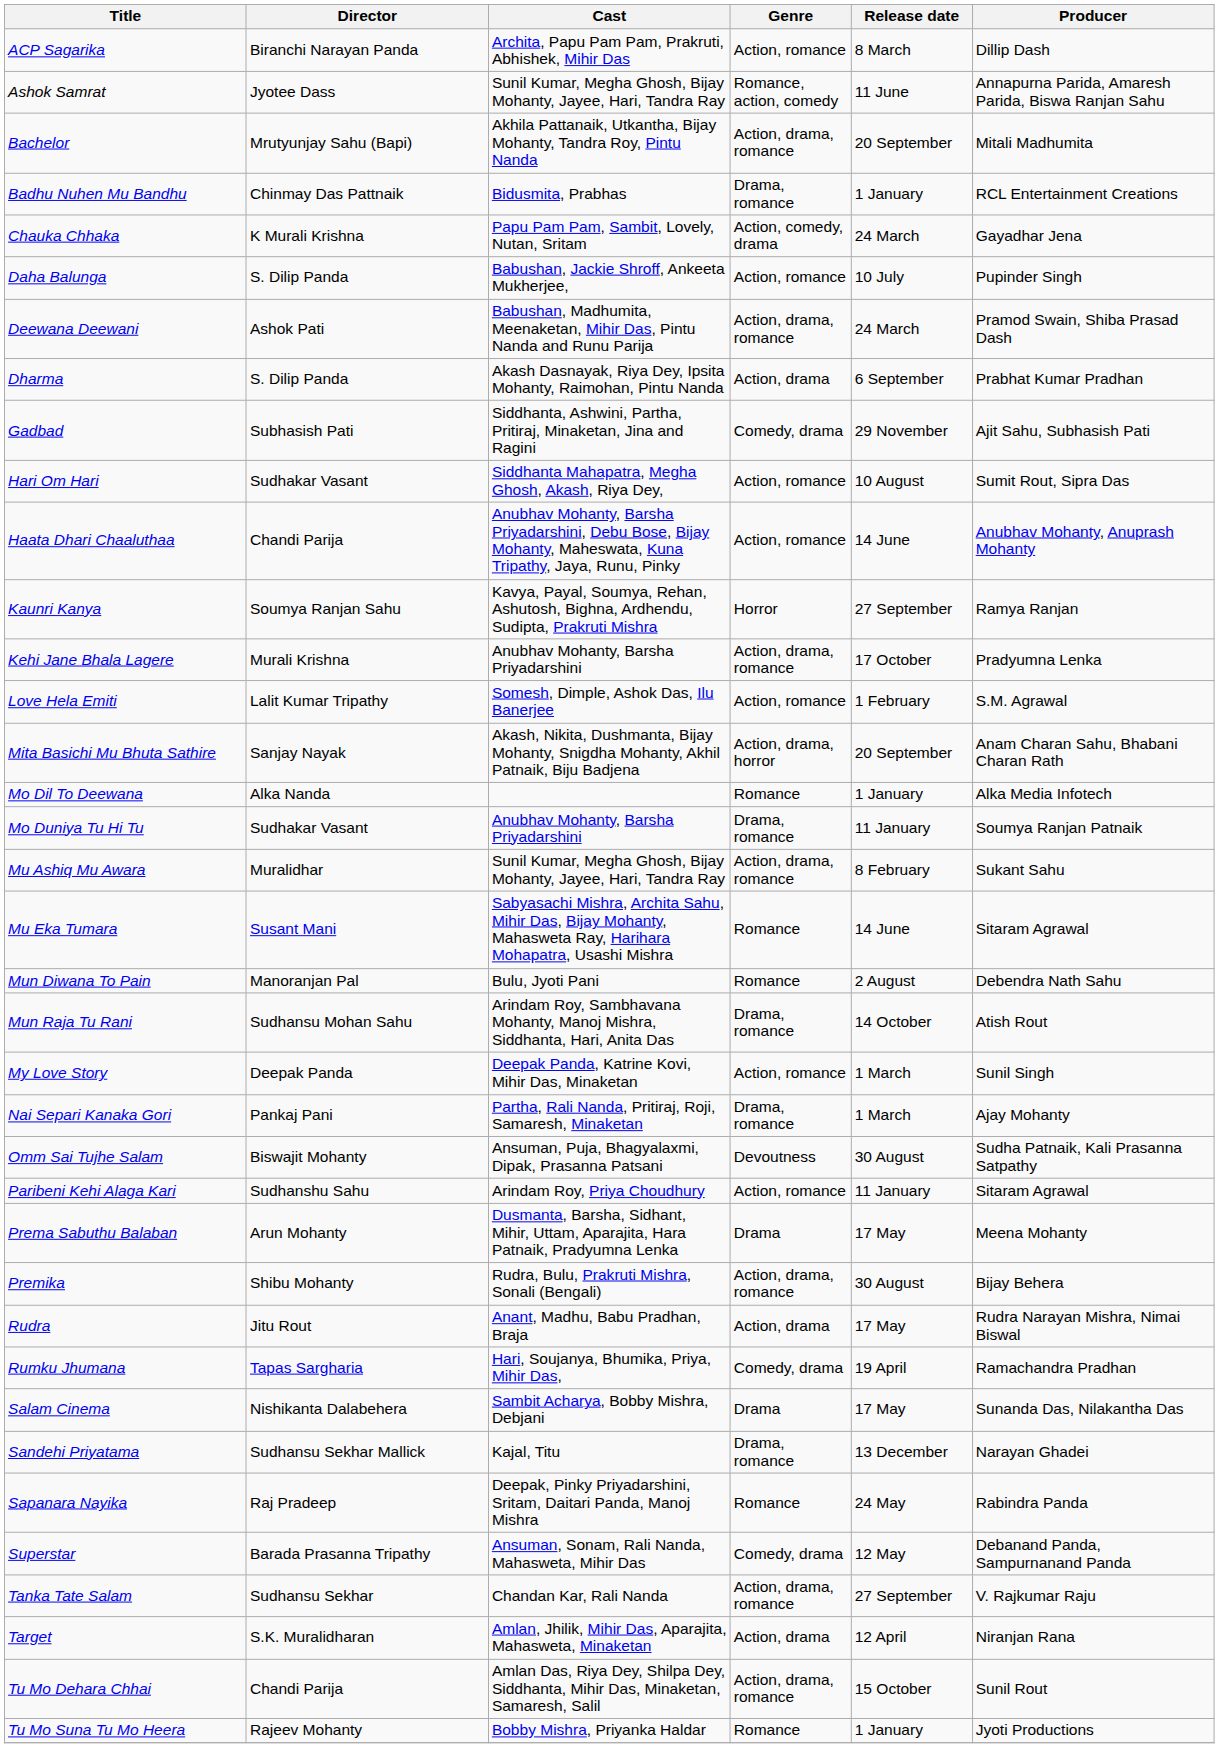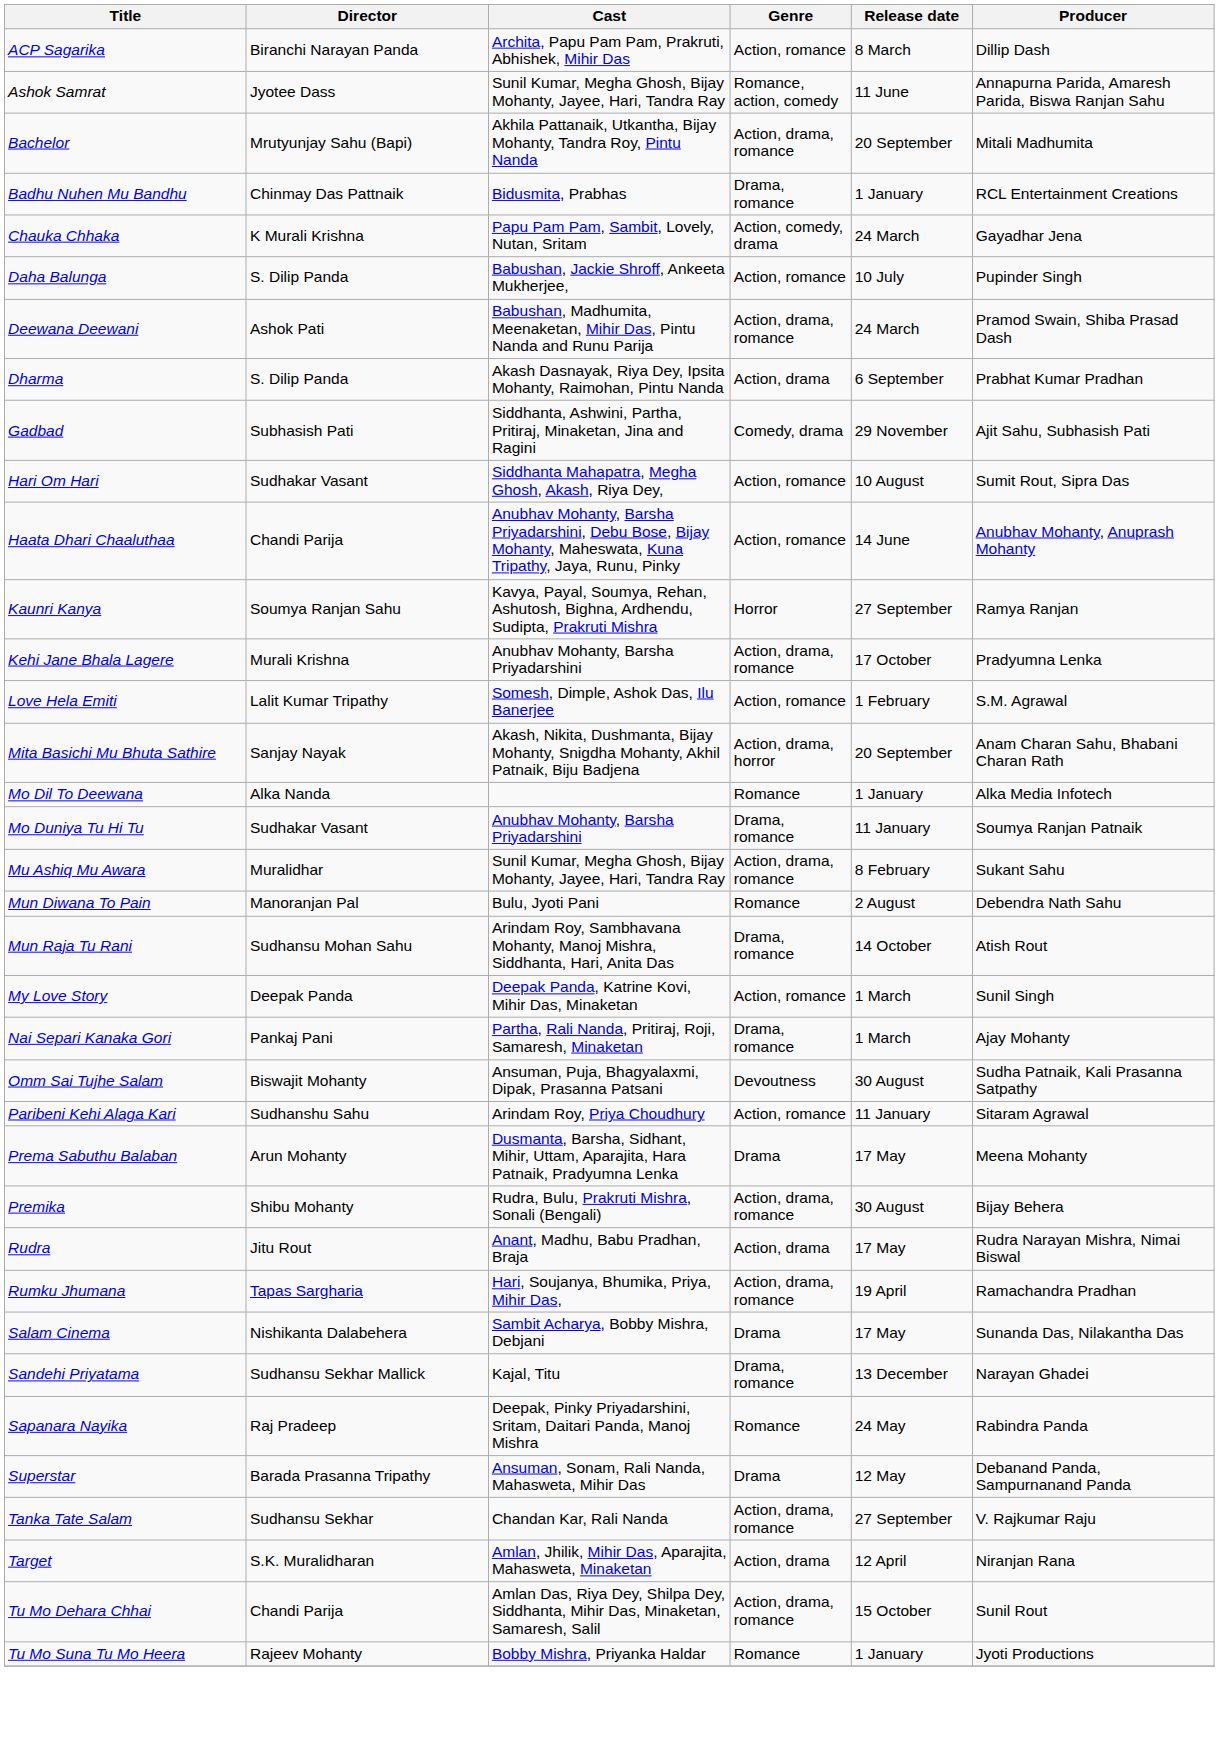- row: (63, 929)
(788, 1367) Comedy, drama -> (784, 1290) Action, drama, romance
(788, 1553) Comedy, drama -> (757, 1476) Drama
